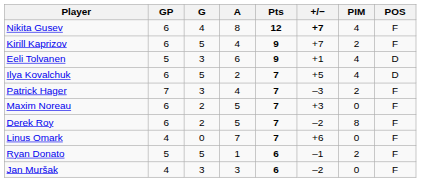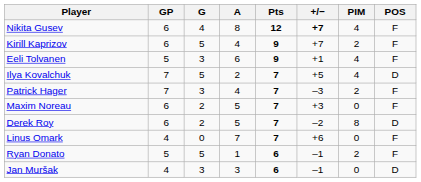(395, 59) D -> (395, 59) F
(166, 75) 6 -> (166, 75) 7
(395, 122) F -> (395, 122) D
(318, 169) –2 -> (318, 169) –1
(395, 169) F -> (395, 169) D
